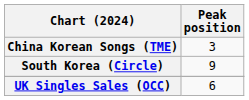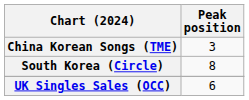(212, 66) 9 -> (212, 66) 8
